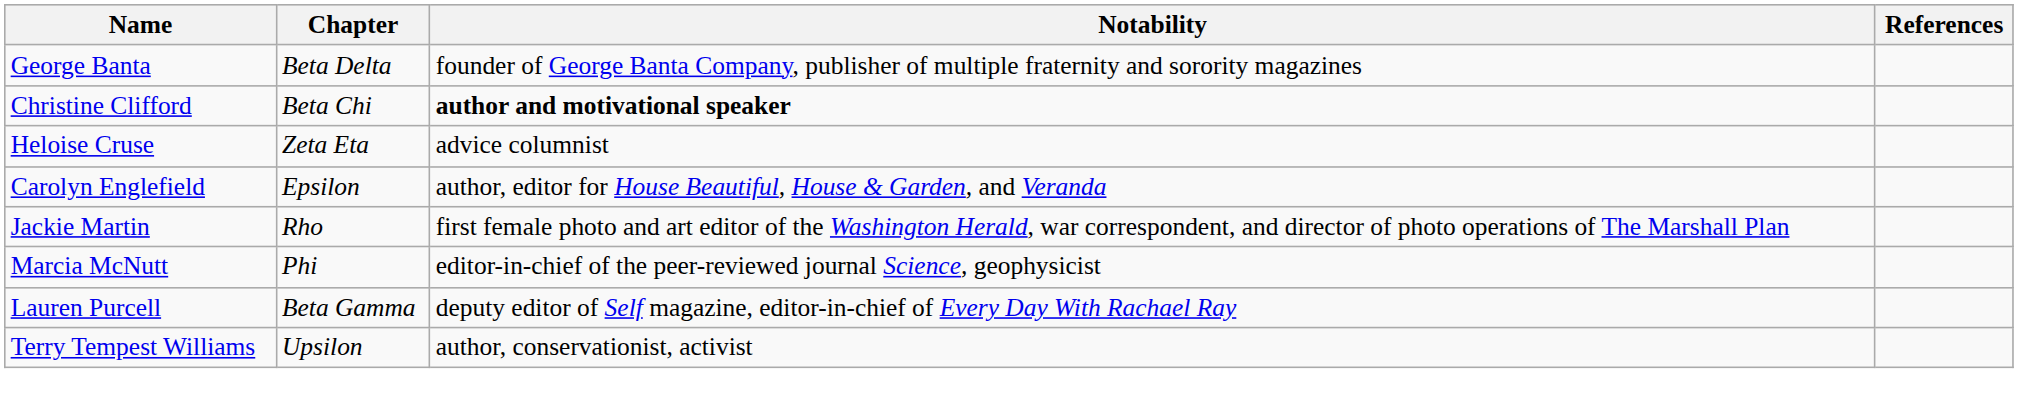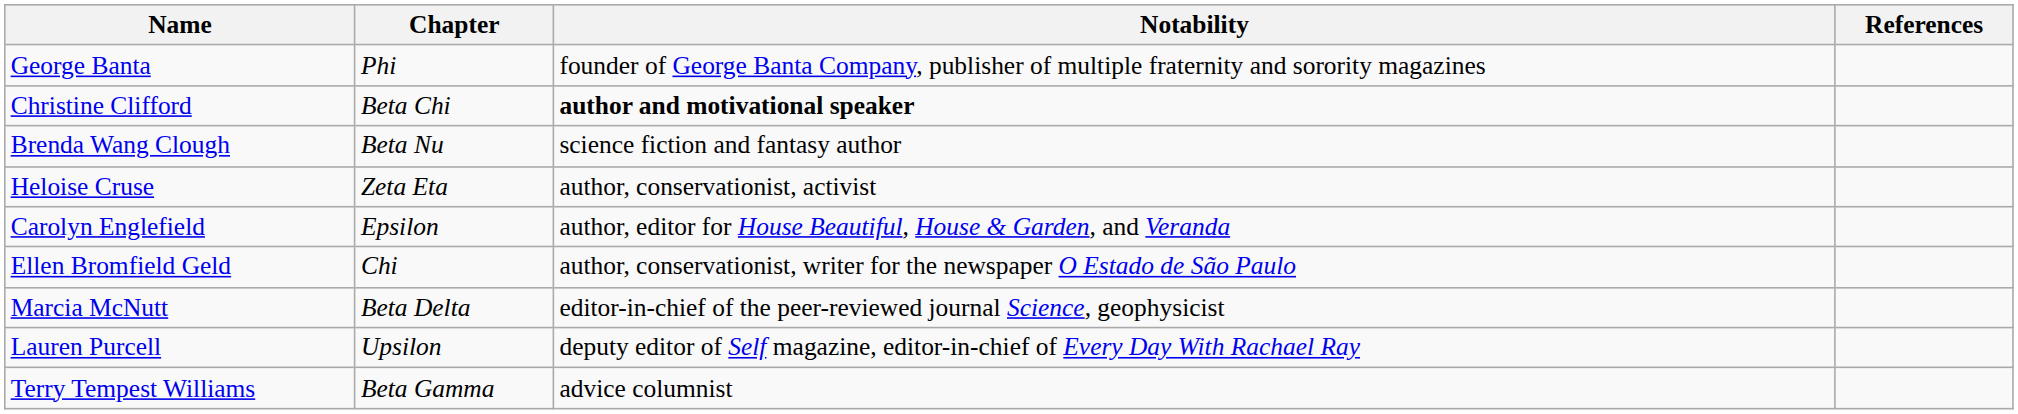(337, 65) Beta Delta -> (379, 65) Phi
+ row: (120, 145)
(522, 145) advice columnist -> (718, 186) author, conservationist, activist
+ row: (121, 266)
- row: (80, 226)
(300, 266) Phi -> (416, 307) Beta Delta
(349, 307) Beta Gamma -> (401, 347) Upsilon
(322, 347) Upsilon -> (428, 387) Beta Gamma
(594, 347) author, conservationist, activist -> (646, 387) advice columnist
